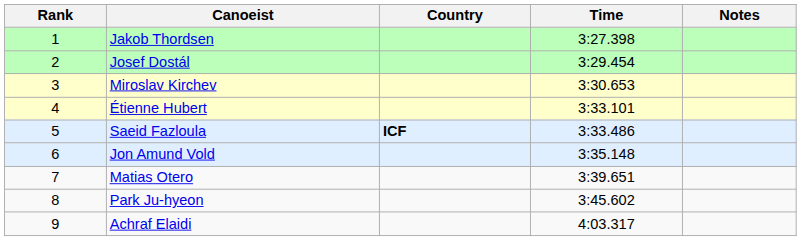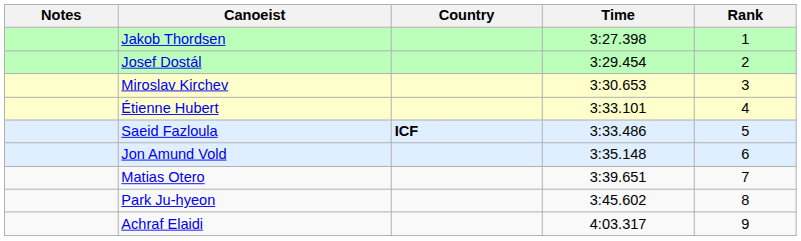columns swapped: (55, 16) <-> (740, 16)
